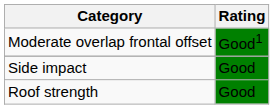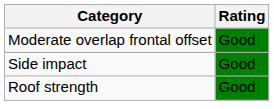(240, 42) Good1 -> (237, 40) Good
